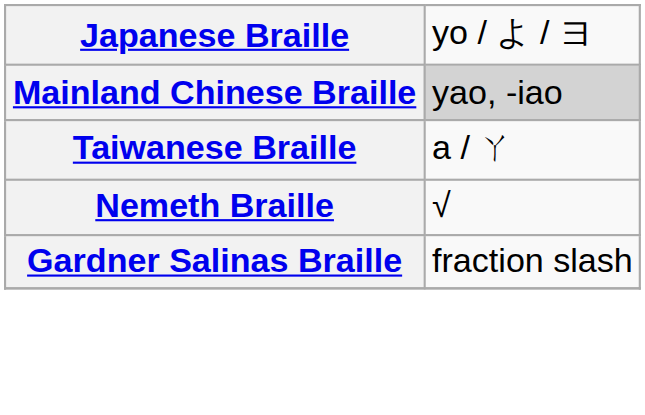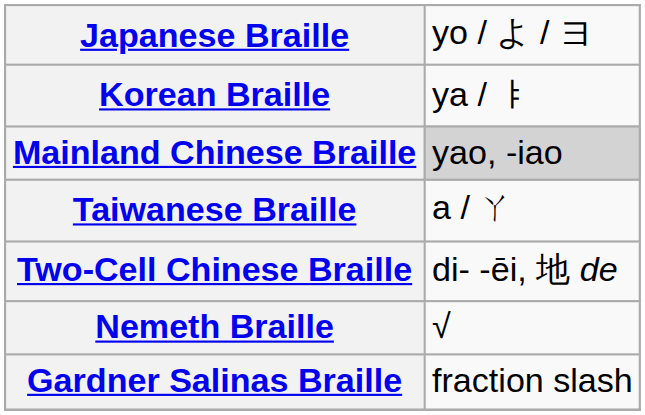+ row: (215, 95)
+ row: (215, 270)
